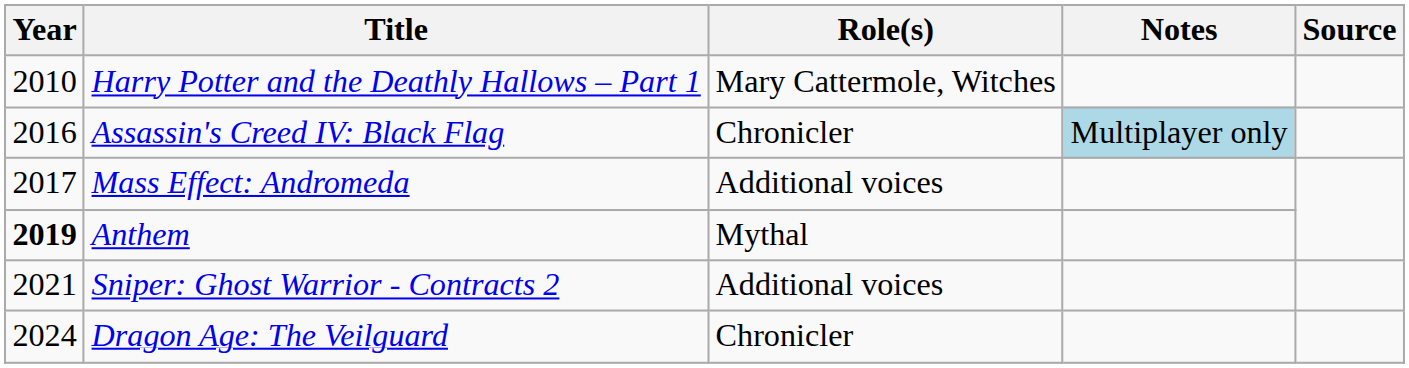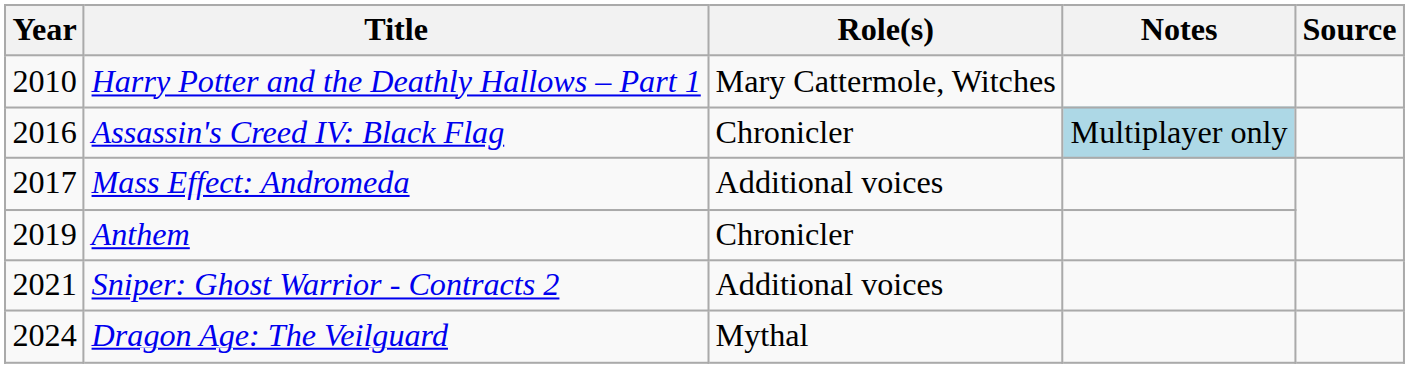(45, 234) bold -> (45, 234) normal
(762, 234) Mythal -> (784, 234) Chronicler
(784, 336) Chronicler -> (762, 336) Mythal
